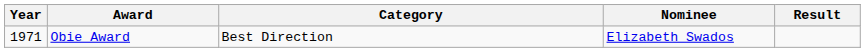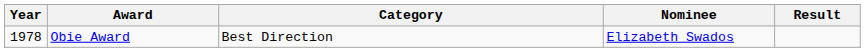(26, 37) 1971 -> (26, 37) 1978
